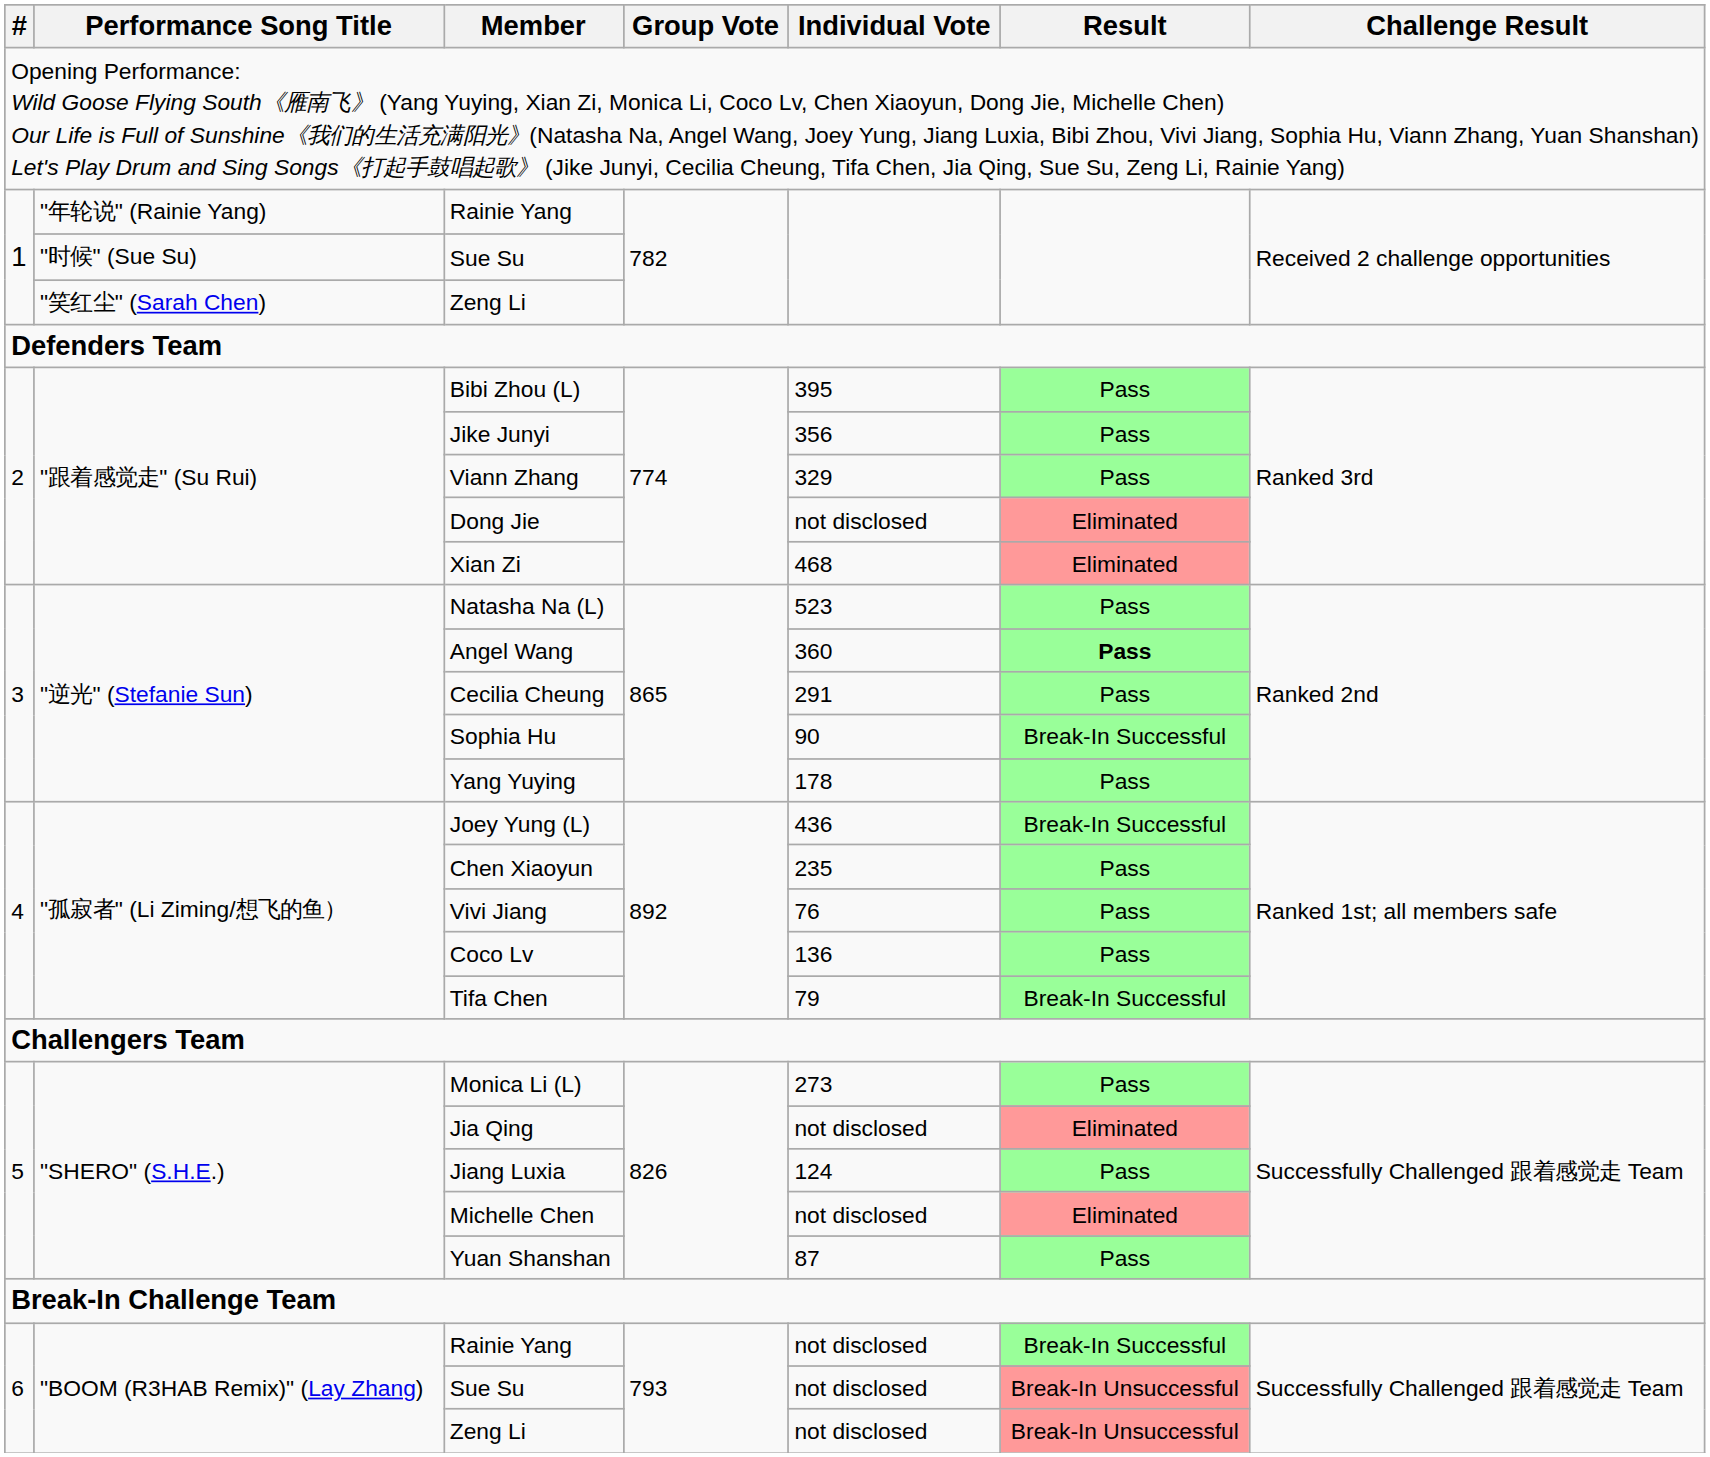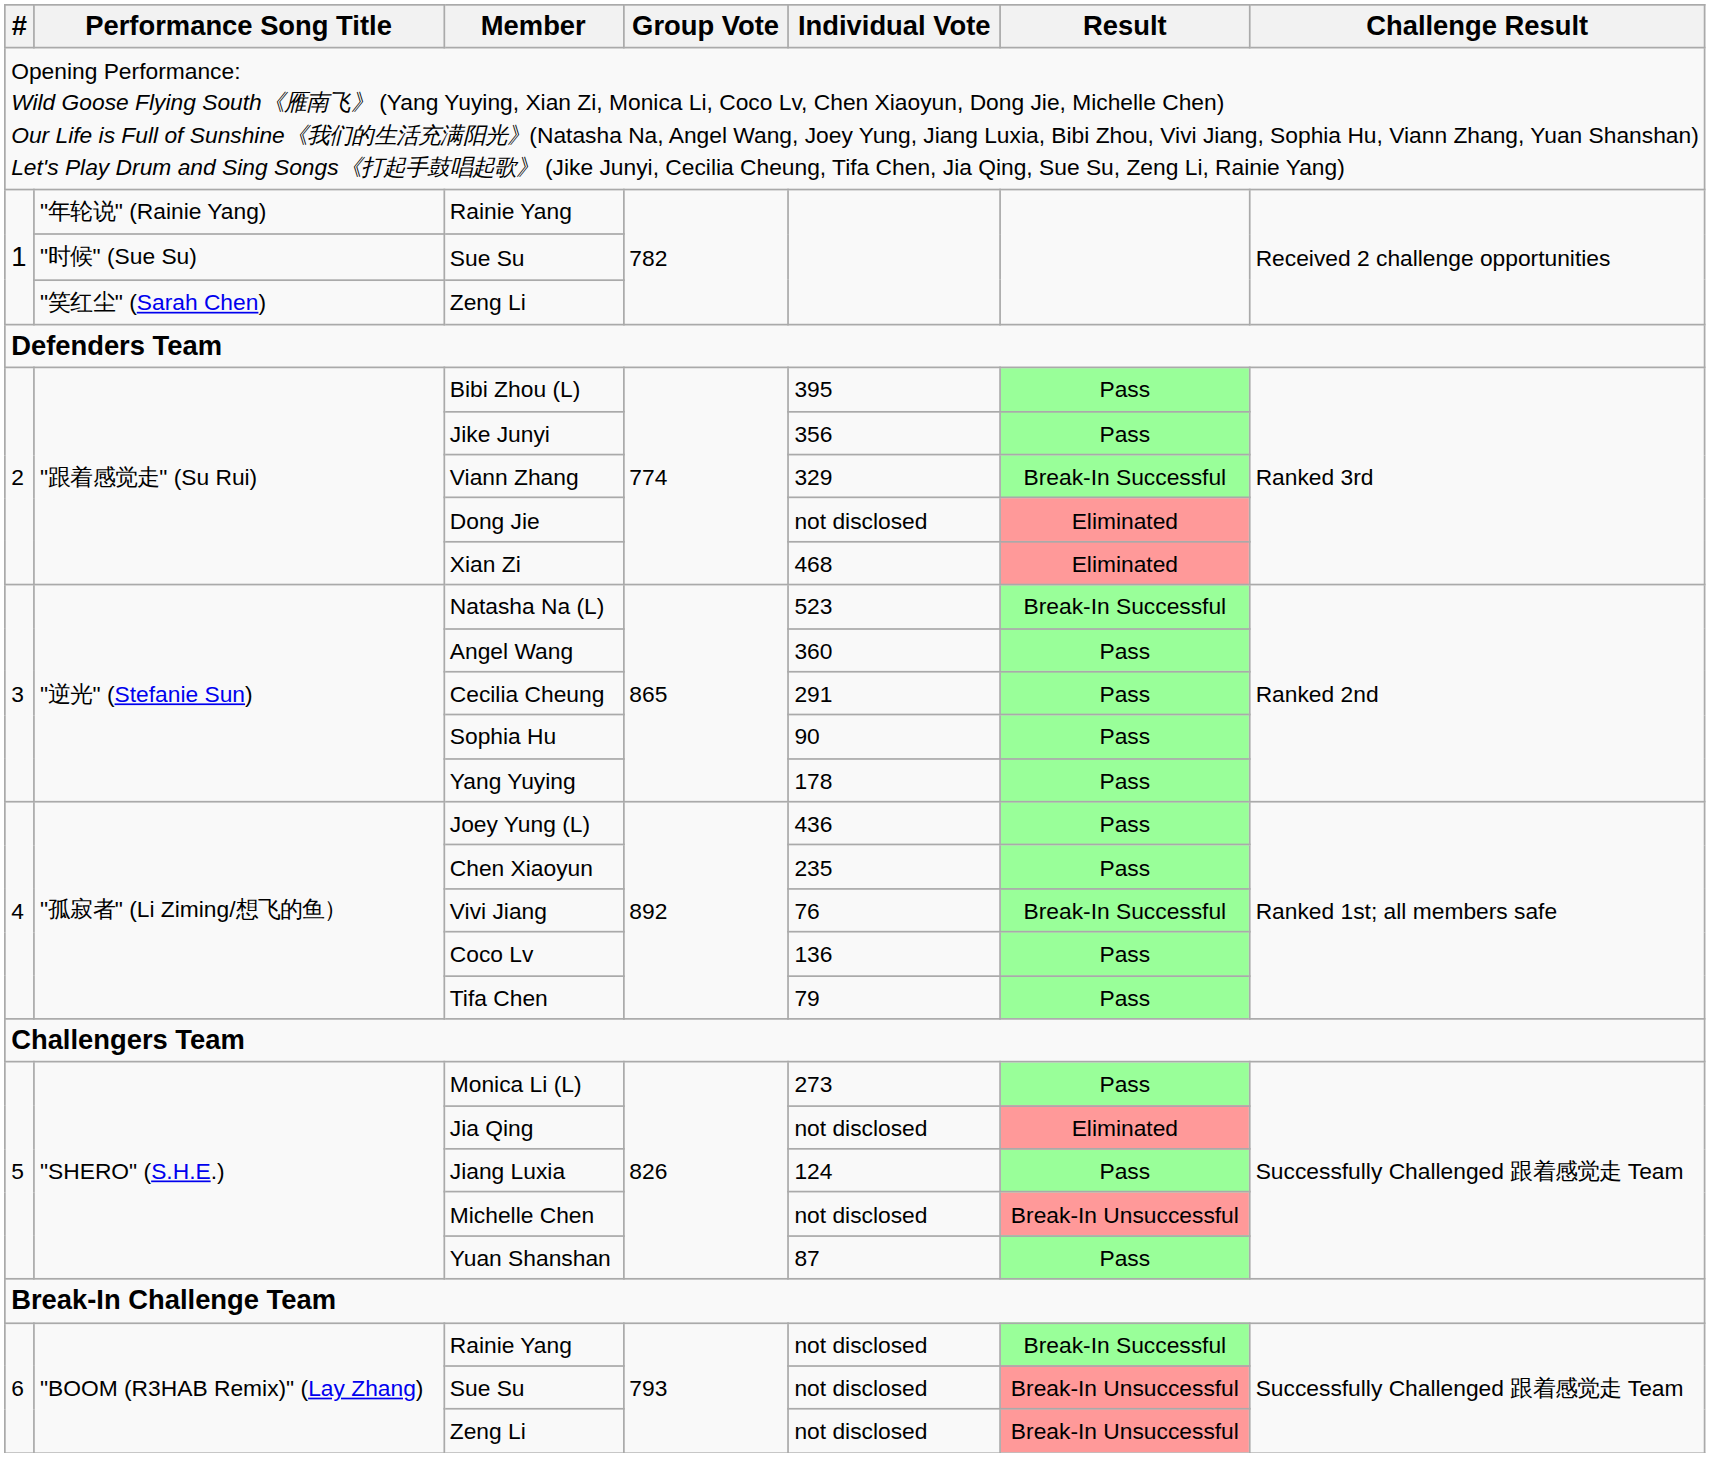(1125, 477) Pass -> (1125, 477) Break-In Successful
(1125, 607) Pass -> (1125, 607) Break-In Successful
(1125, 649) bold -> (1125, 651) normal
(1125, 737) Break-In Successful -> (1125, 737) Pass
(1125, 824) Break-In Successful -> (1125, 824) Pass
(1125, 911) Pass -> (1125, 911) Break-In Successful
(1125, 998) Break-In Successful -> (1125, 998) Pass
(1125, 1215) Eliminated -> (1125, 1215) Break-In Unsuccessful
